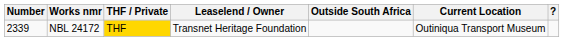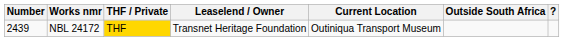columns swapped: (480, 12) <-> (361, 12)
(18, 28) 2339 -> (18, 28) 2439
